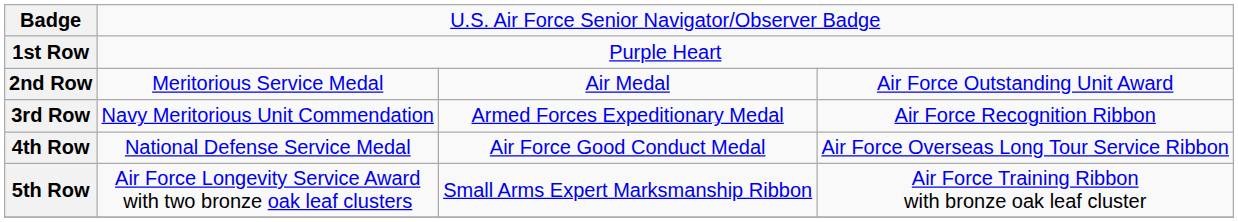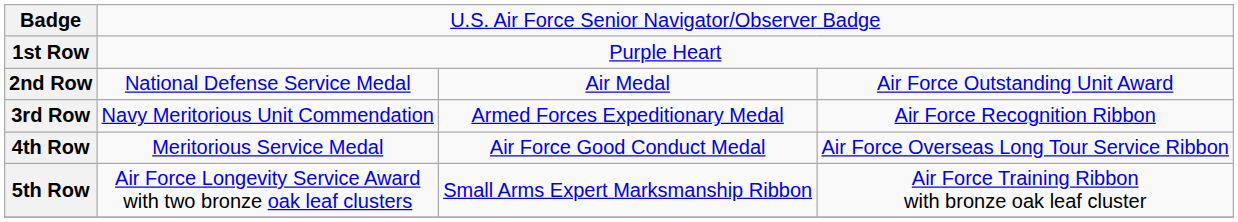(268, 83) Meritorious Service Medal -> (268, 83) National Defense Service Medal
(268, 147) National Defense Service Medal -> (268, 147) Meritorious Service Medal
